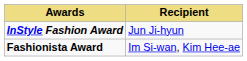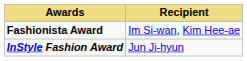rows swapped: (55, 47) <-> (65, 30)
